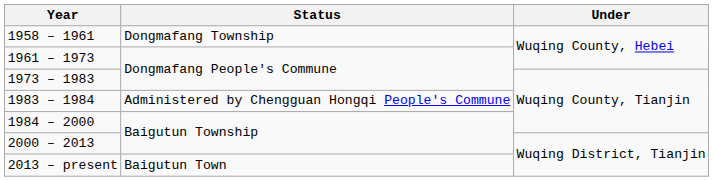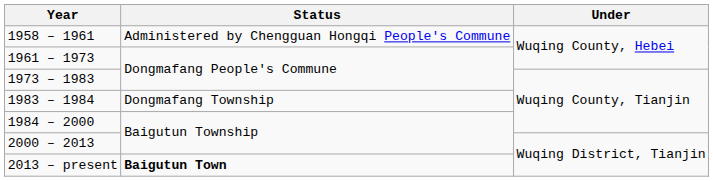(199, 37) Dongmafang Township -> (317, 37) Administered by Chengguan Hongqi People's Commune
(317, 101) Administered by Chengguan Hongqi People's Commune -> (199, 101) Dongmafang Township
(175, 165) normal -> (175, 165) bold
